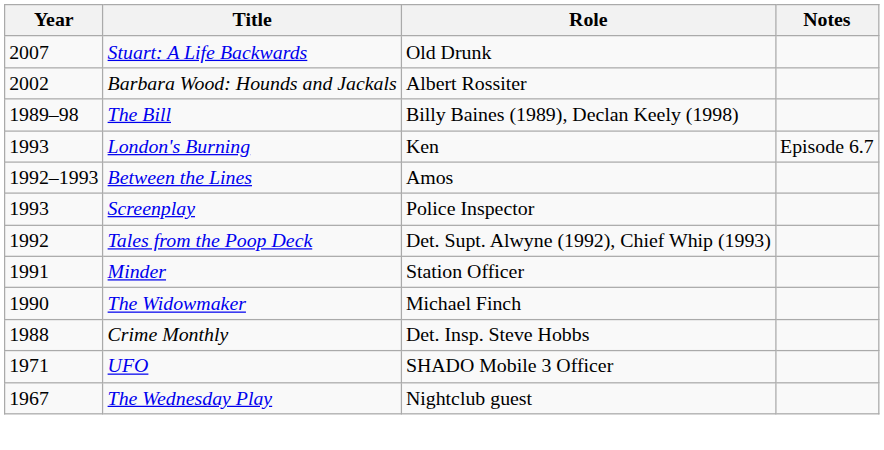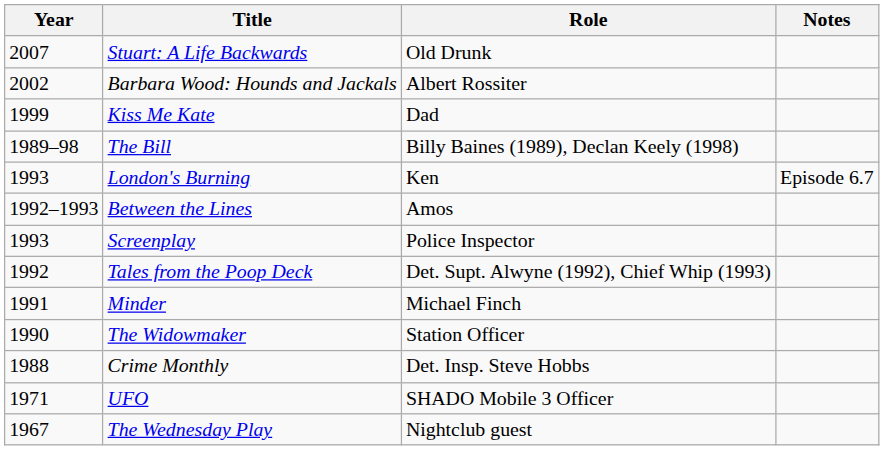+ row: (161, 114)
(465, 271) Station Officer -> (463, 303) Michael Finch
(463, 303) Michael Finch -> (465, 334) Station Officer
